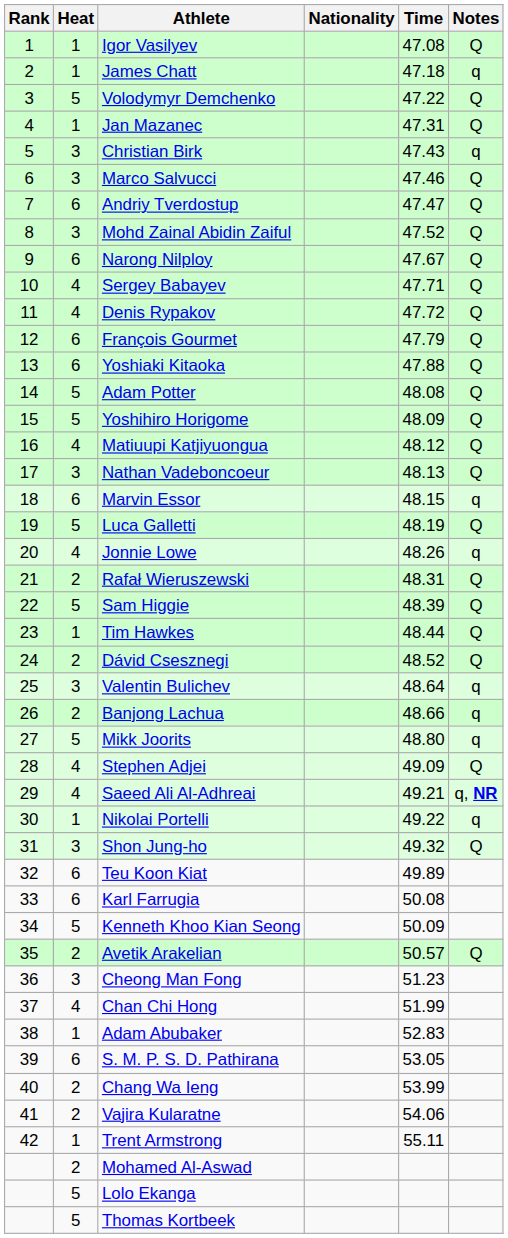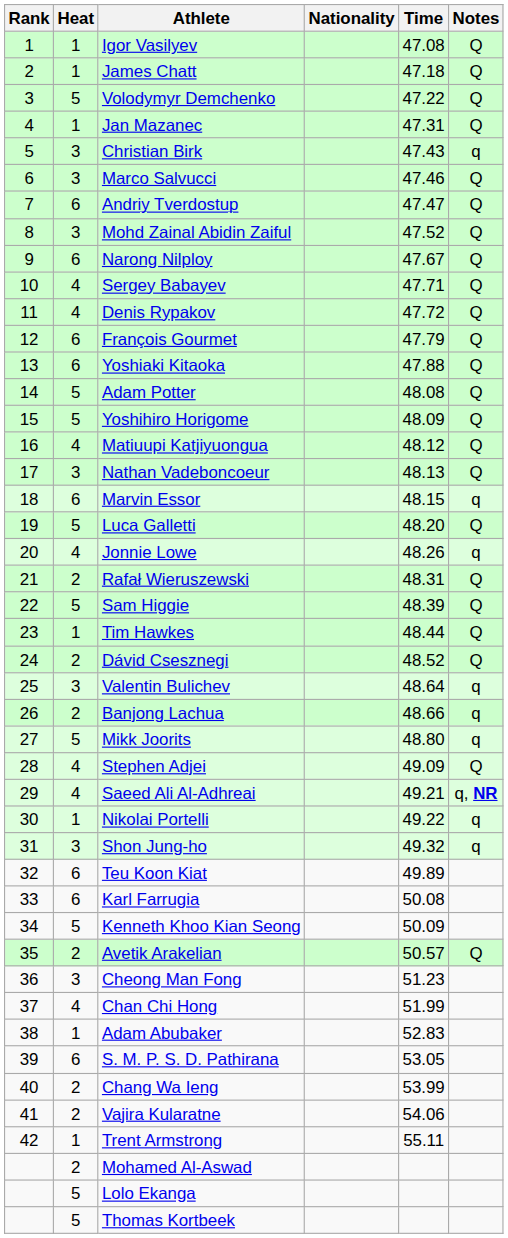(476, 72) q -> (476, 72) Q
(424, 526) 48.19 -> (424, 526) 48.20
(476, 846) Q -> (476, 846) q
